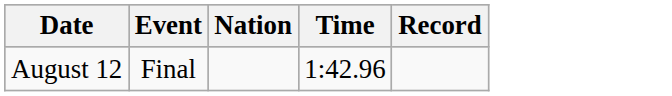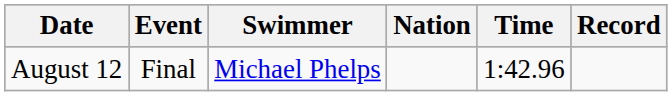+ column: (298, 25)
